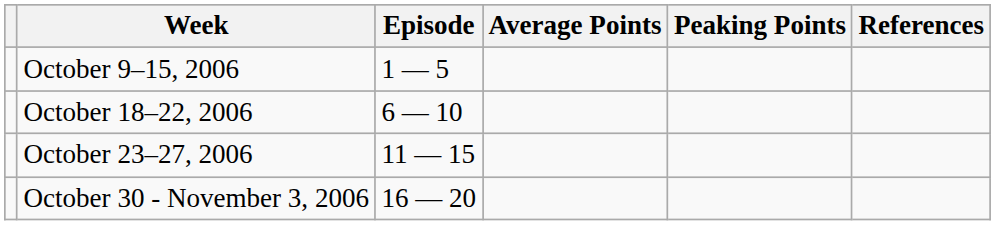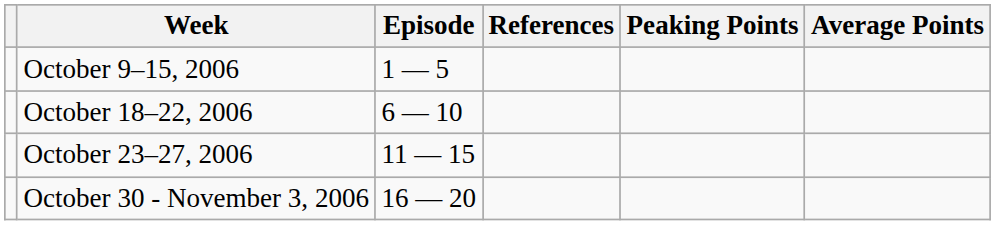columns swapped: (575, 25) <-> (921, 25)
